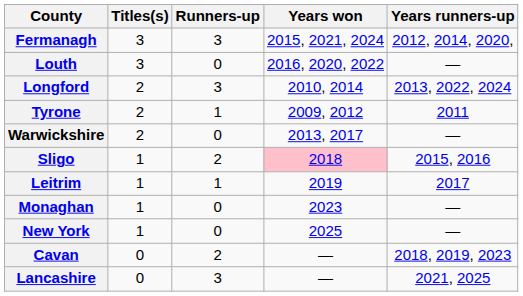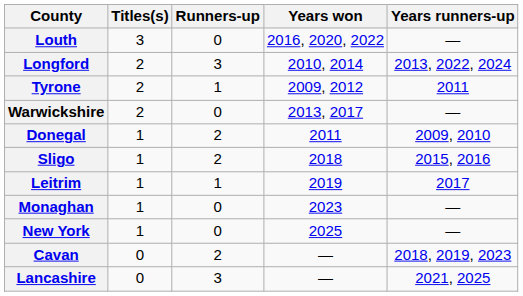- row: (56, 40)
+ row: (56, 135)
(325, 159) pink background -> (325, 159) no background
